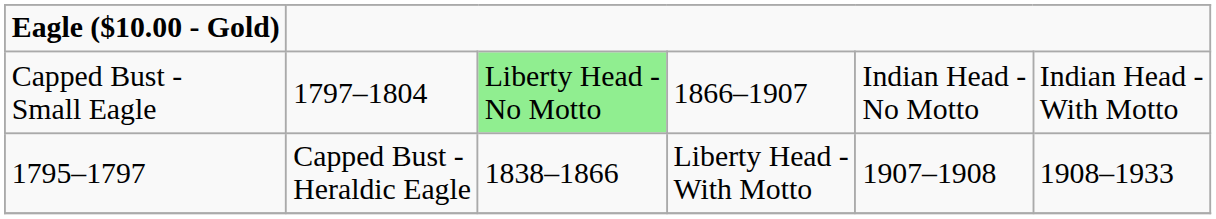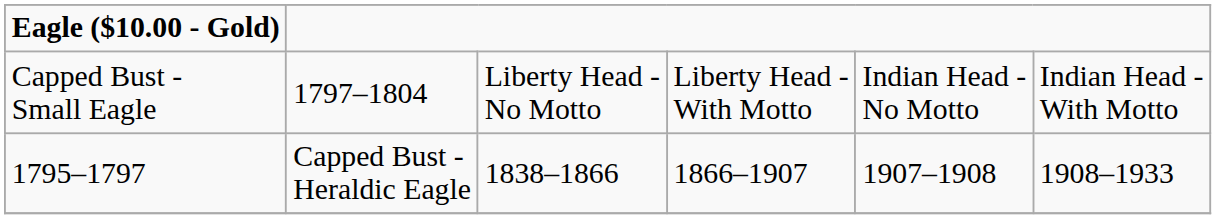(572, 92) lightgreen background -> (572, 92) no background
(741, 92) 1866–1907 -> (761, 92) Liberty Head - With Motto
(761, 172) Liberty Head - With Motto -> (741, 172) 1866–1907
